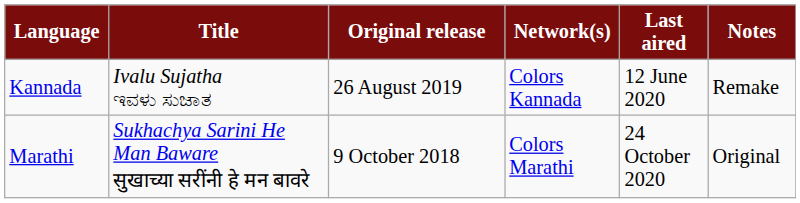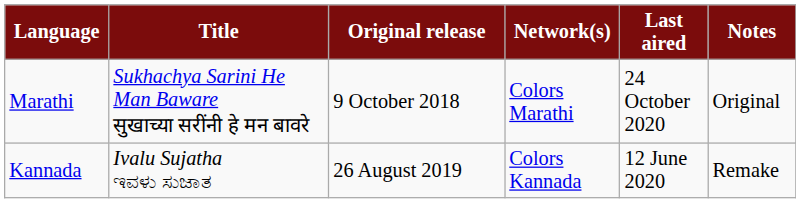rows swapped: (41, 156) <-> (45, 87)
